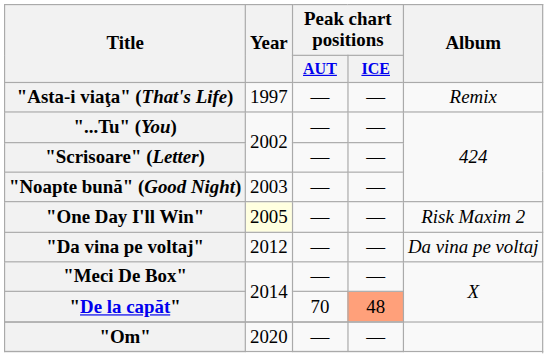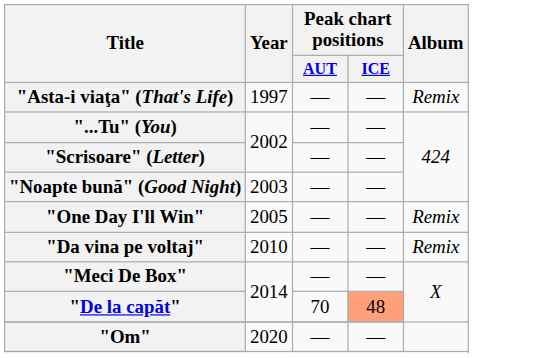(269, 216) lightyellow background -> (269, 216) no background
(473, 216) Risk Maxim 2 -> (436, 216) Remix
(269, 246) 2012 -> (269, 246) 2010
(473, 246) Da vina pe voltaj -> (436, 246) Remix
